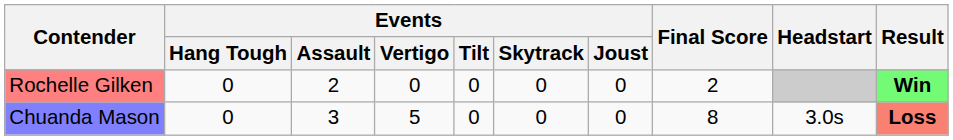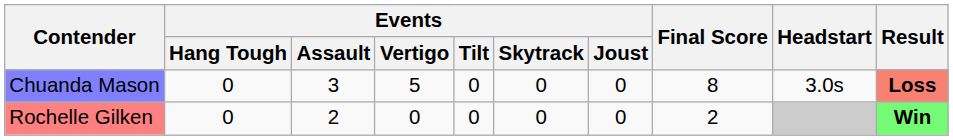rows swapped: (81, 85) <-> (85, 118)
